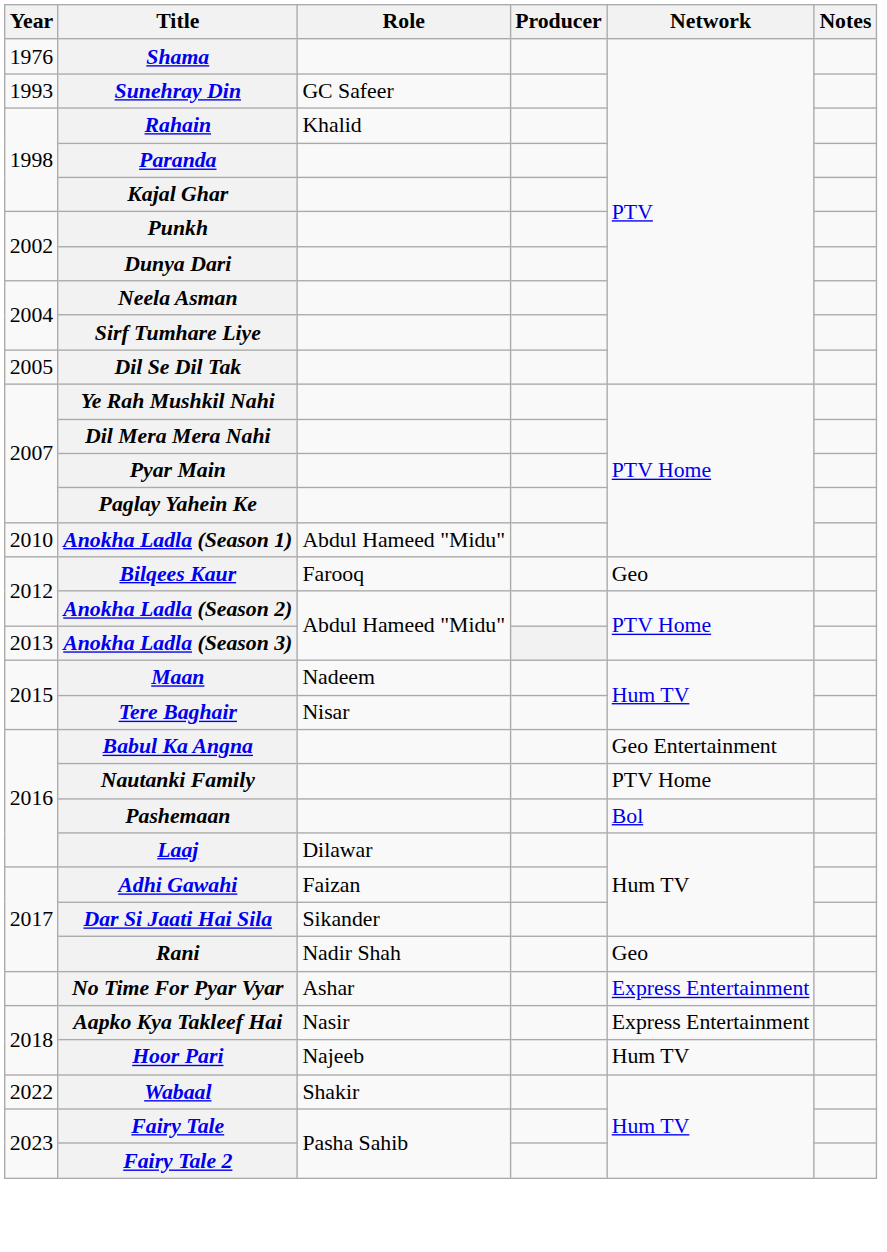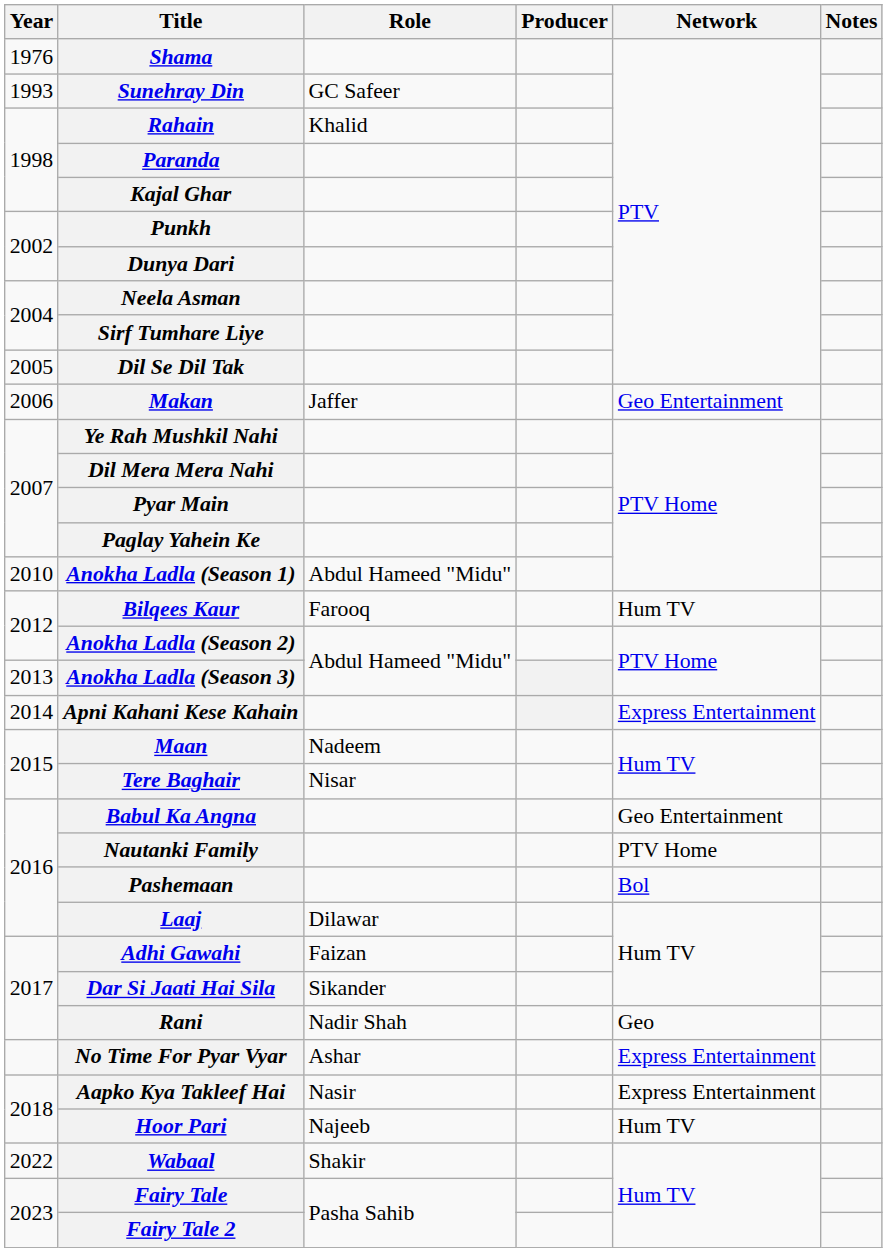+ row: (181, 401)
(630, 573) Geo -> (657, 608) Hum TV
+ row: (181, 711)
